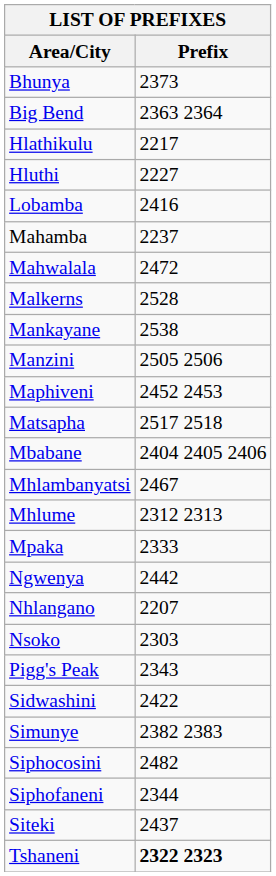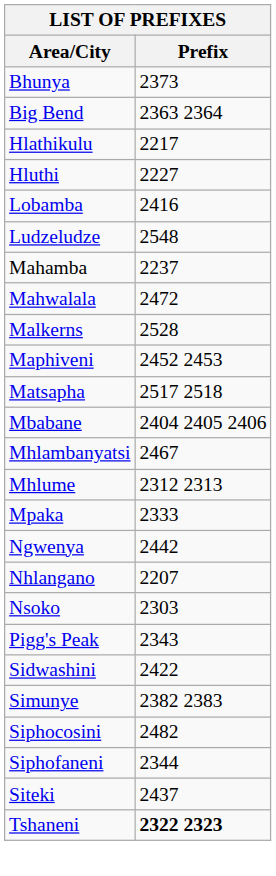+ row: (55, 236)
- row: (55, 329)
- row: (42, 360)
